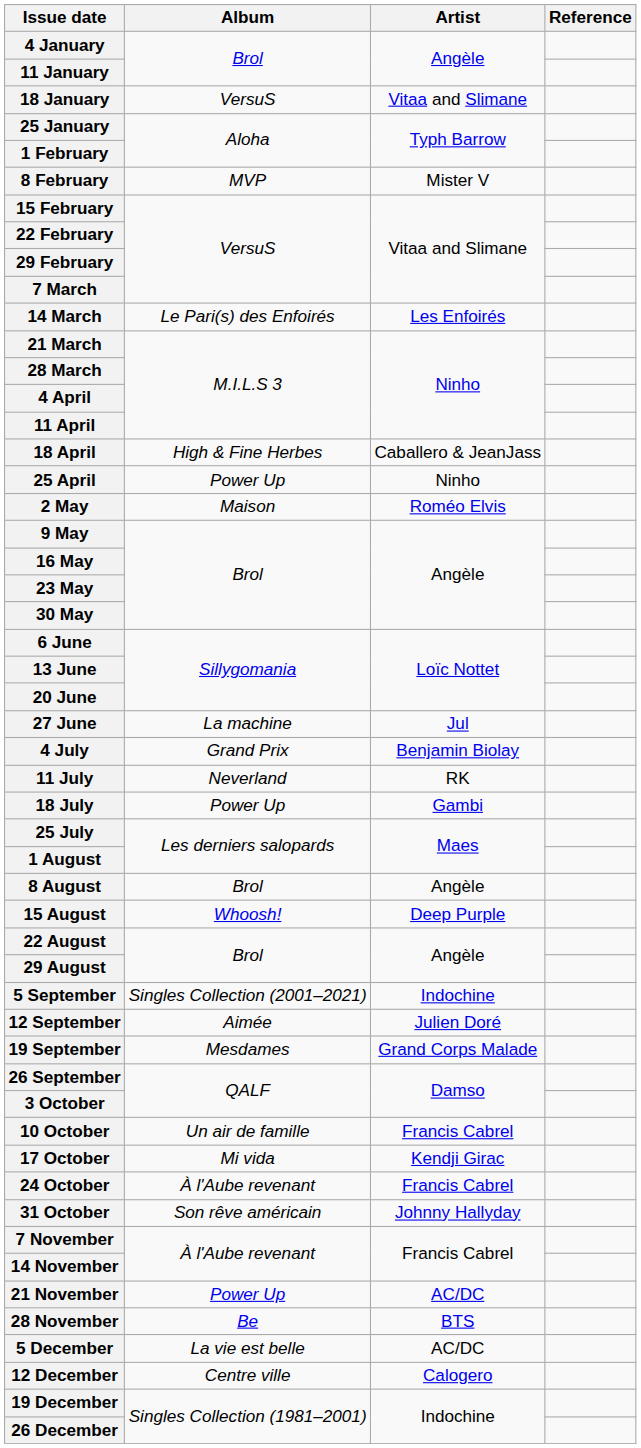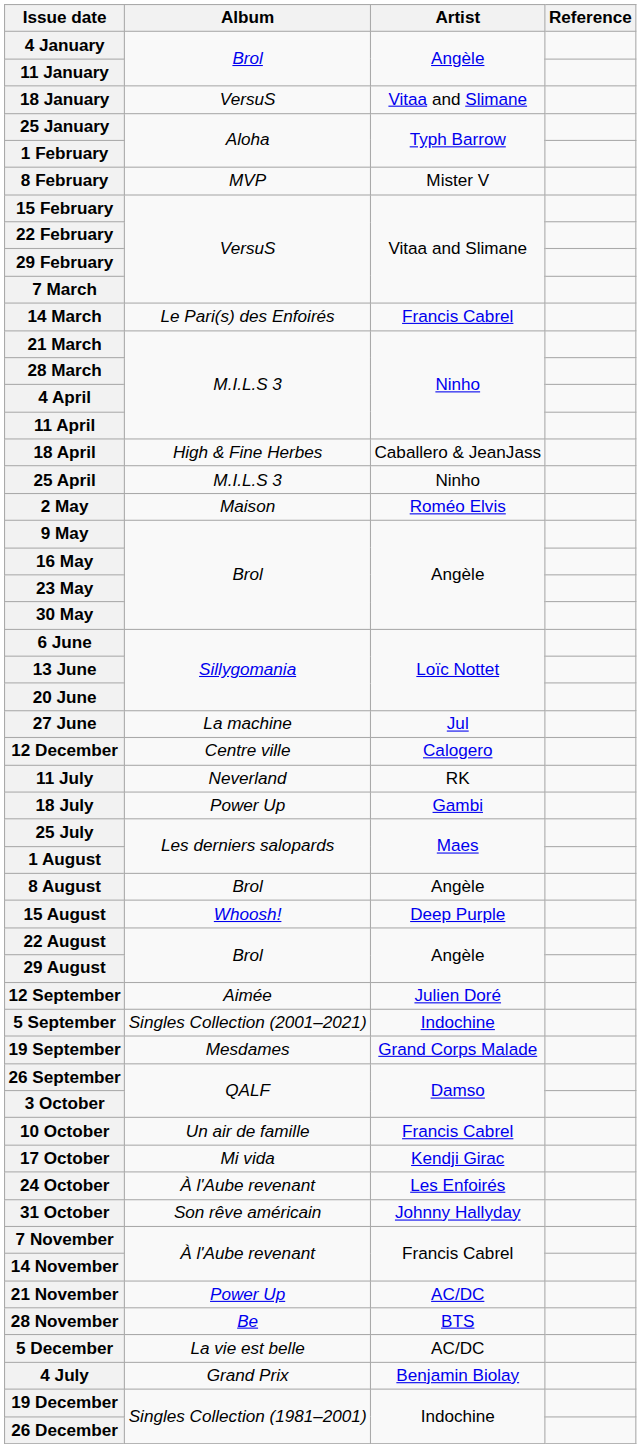(458, 316) Les Enfoirés -> (458, 316) Francis Cabrel
(248, 479) Power Up -> (248, 479) M.I.L.S 3
rows swapped: (65, 751) <-> (65, 1375)
rows swapped: (65, 995) <-> (65, 1022)
(458, 1185) Francis Cabrel -> (458, 1185) Les Enfoirés
